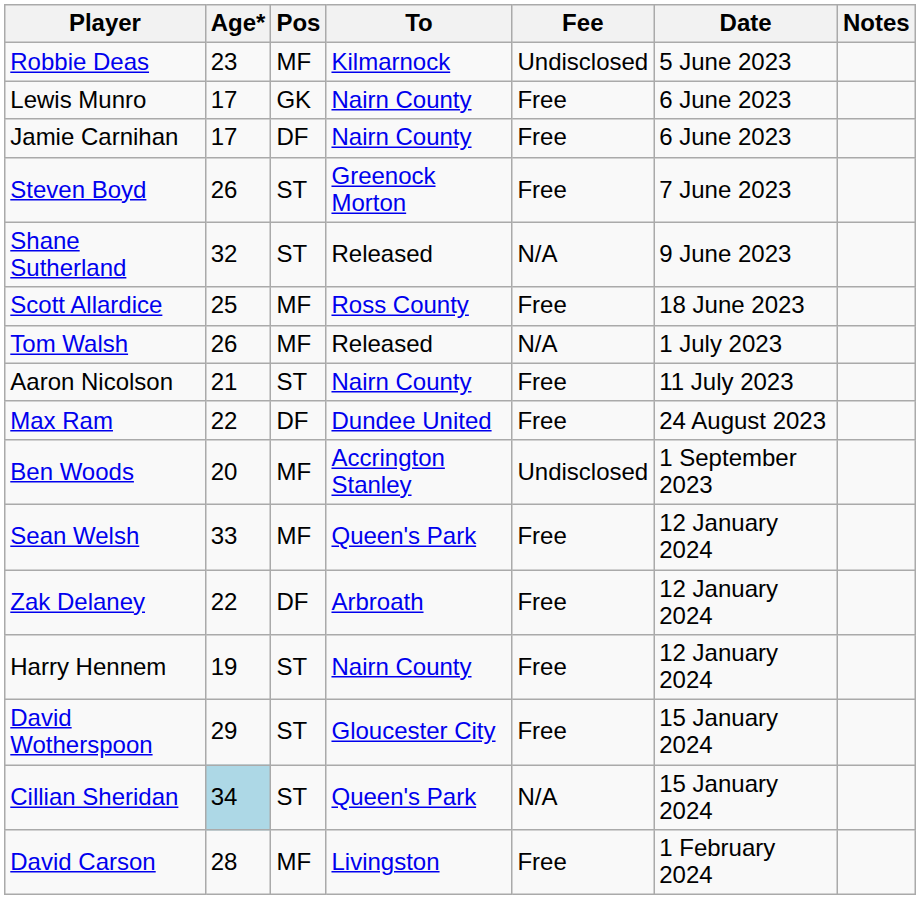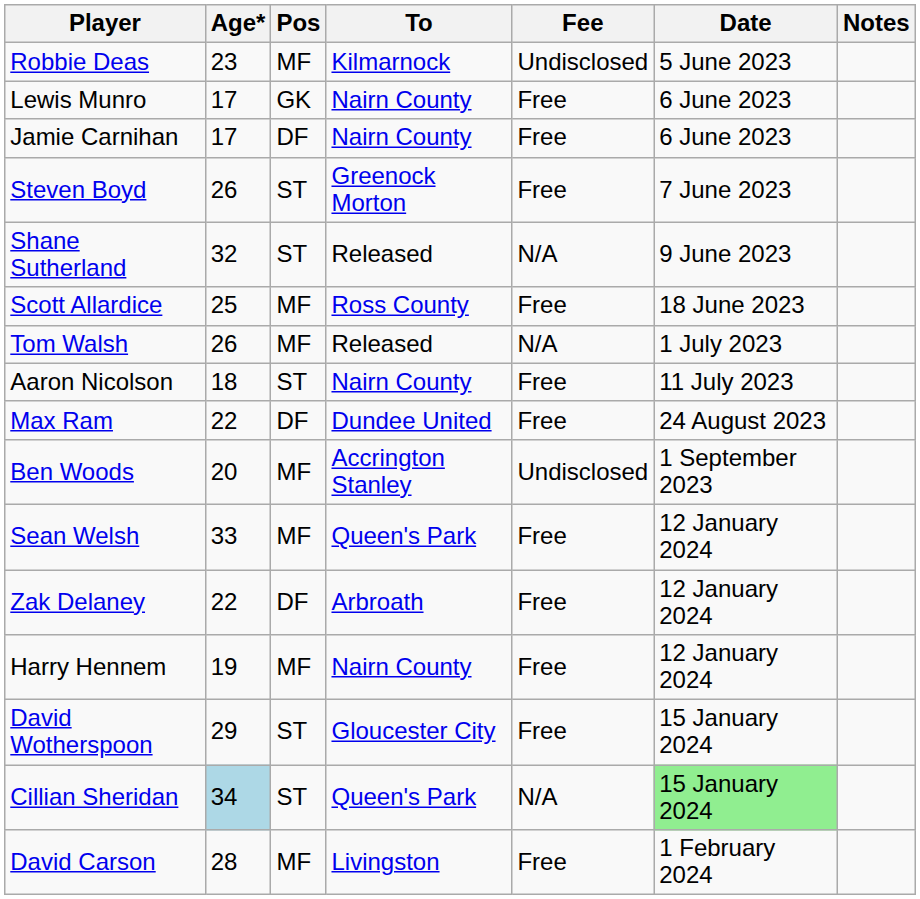(224, 382) 21 -> (224, 382) 18
(292, 666) ST -> (294, 666) MF
(719, 796) no background -> (719, 796) lightgreen background
